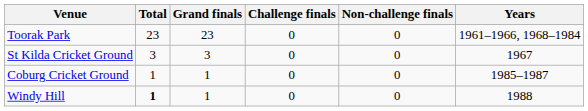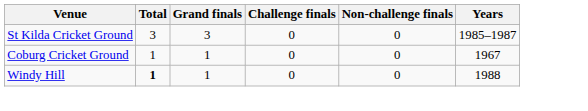- row: (39, 34)
(520, 55) 1967 -> (488, 34) 1985–1987
(520, 75) 1985–1987 -> (488, 55) 1967
